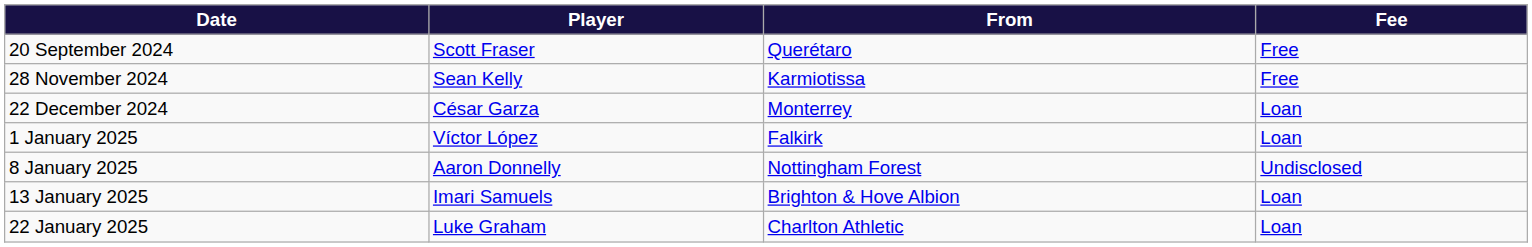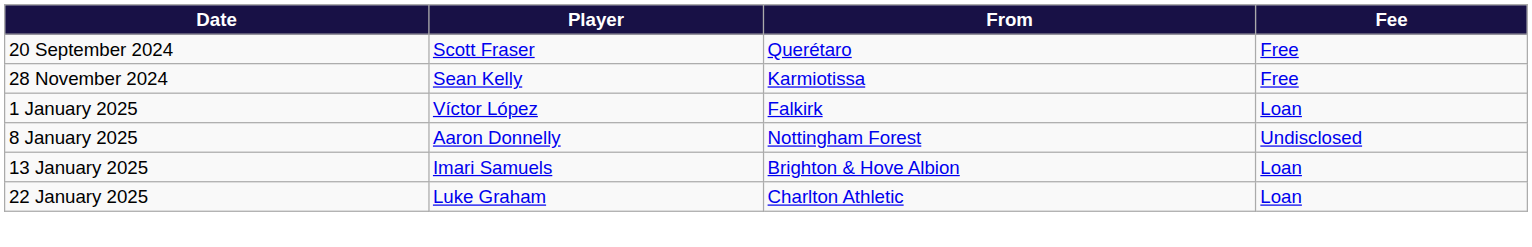- row: (88, 108)
